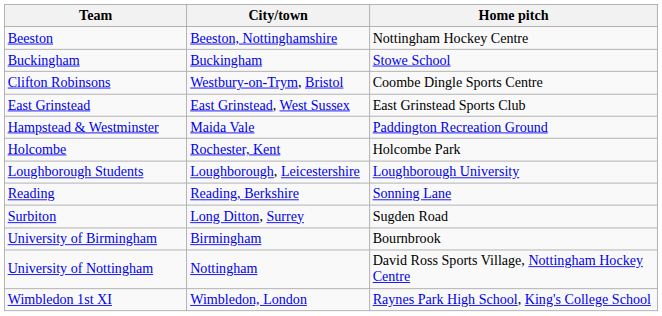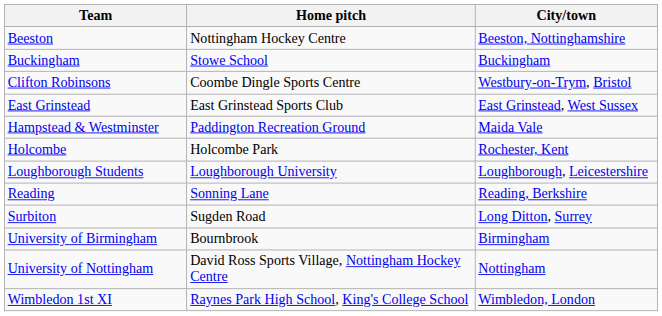columns swapped: (278, 15) <-> (513, 15)
